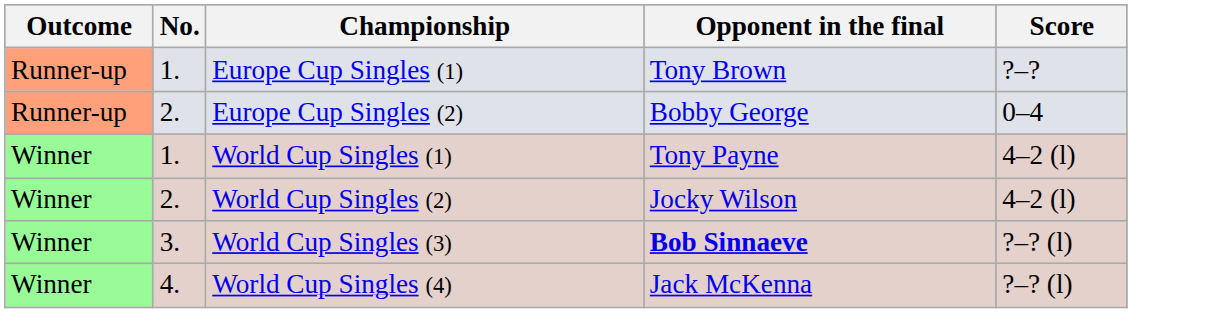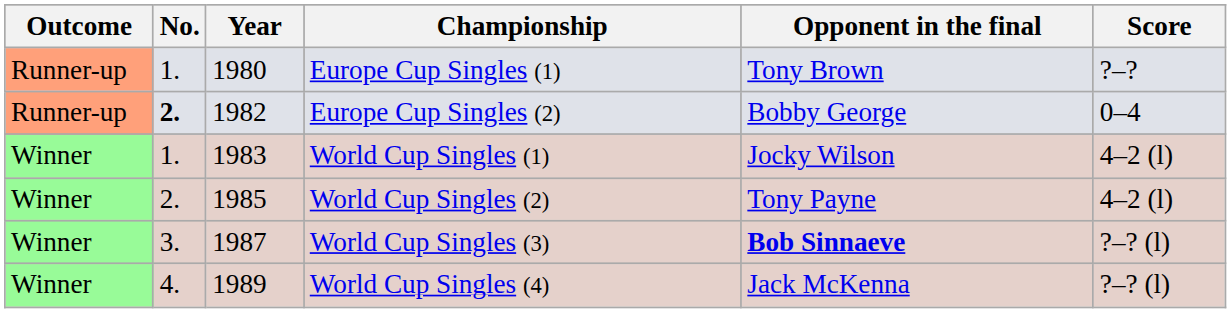+ column: (255, 26)
(170, 112) normal -> (170, 112) bold
(714, 155) Tony Payne -> (821, 155) Jocky Wilson
(723, 198) Jocky Wilson -> (812, 198) Tony Payne
